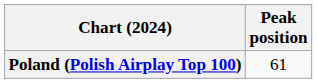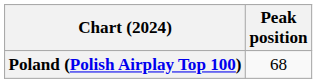(278, 64) 61 -> (278, 64) 68
